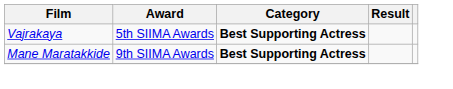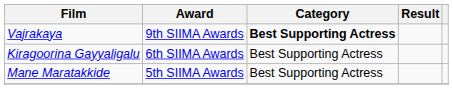(165, 34) 5th SIIMA Awards -> (195, 34) 9th SIIMA Awards
+ row: (74, 53)
(165, 53) 9th SIIMA Awards -> (195, 73) 5th SIIMA Awards
(293, 53) bold -> (316, 73) normal
